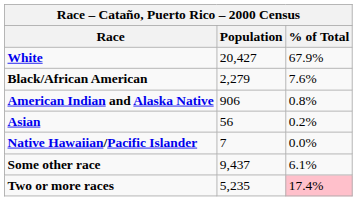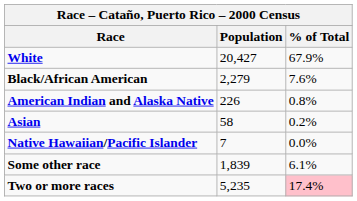(230, 100) 906 -> (230, 100) 226
(227, 121) 56 -> (227, 121) 58
(235, 164) 9,437 -> (235, 164) 1,839
